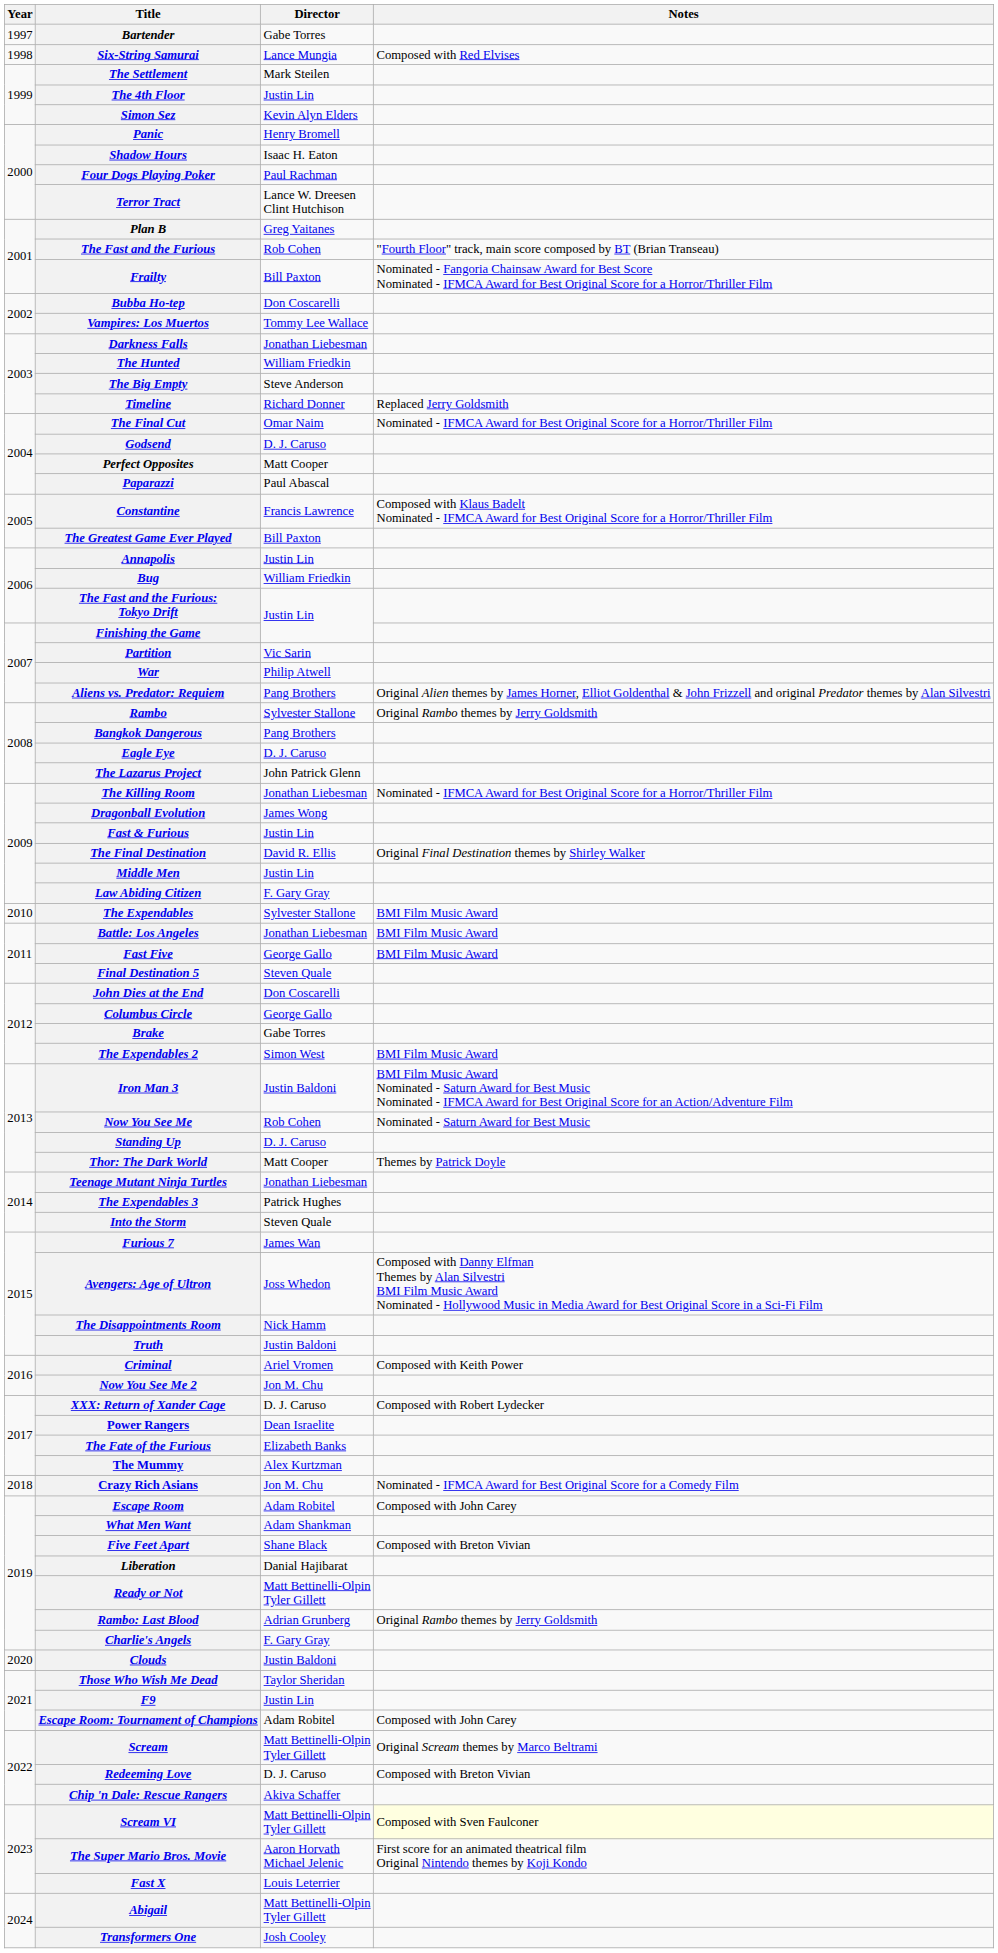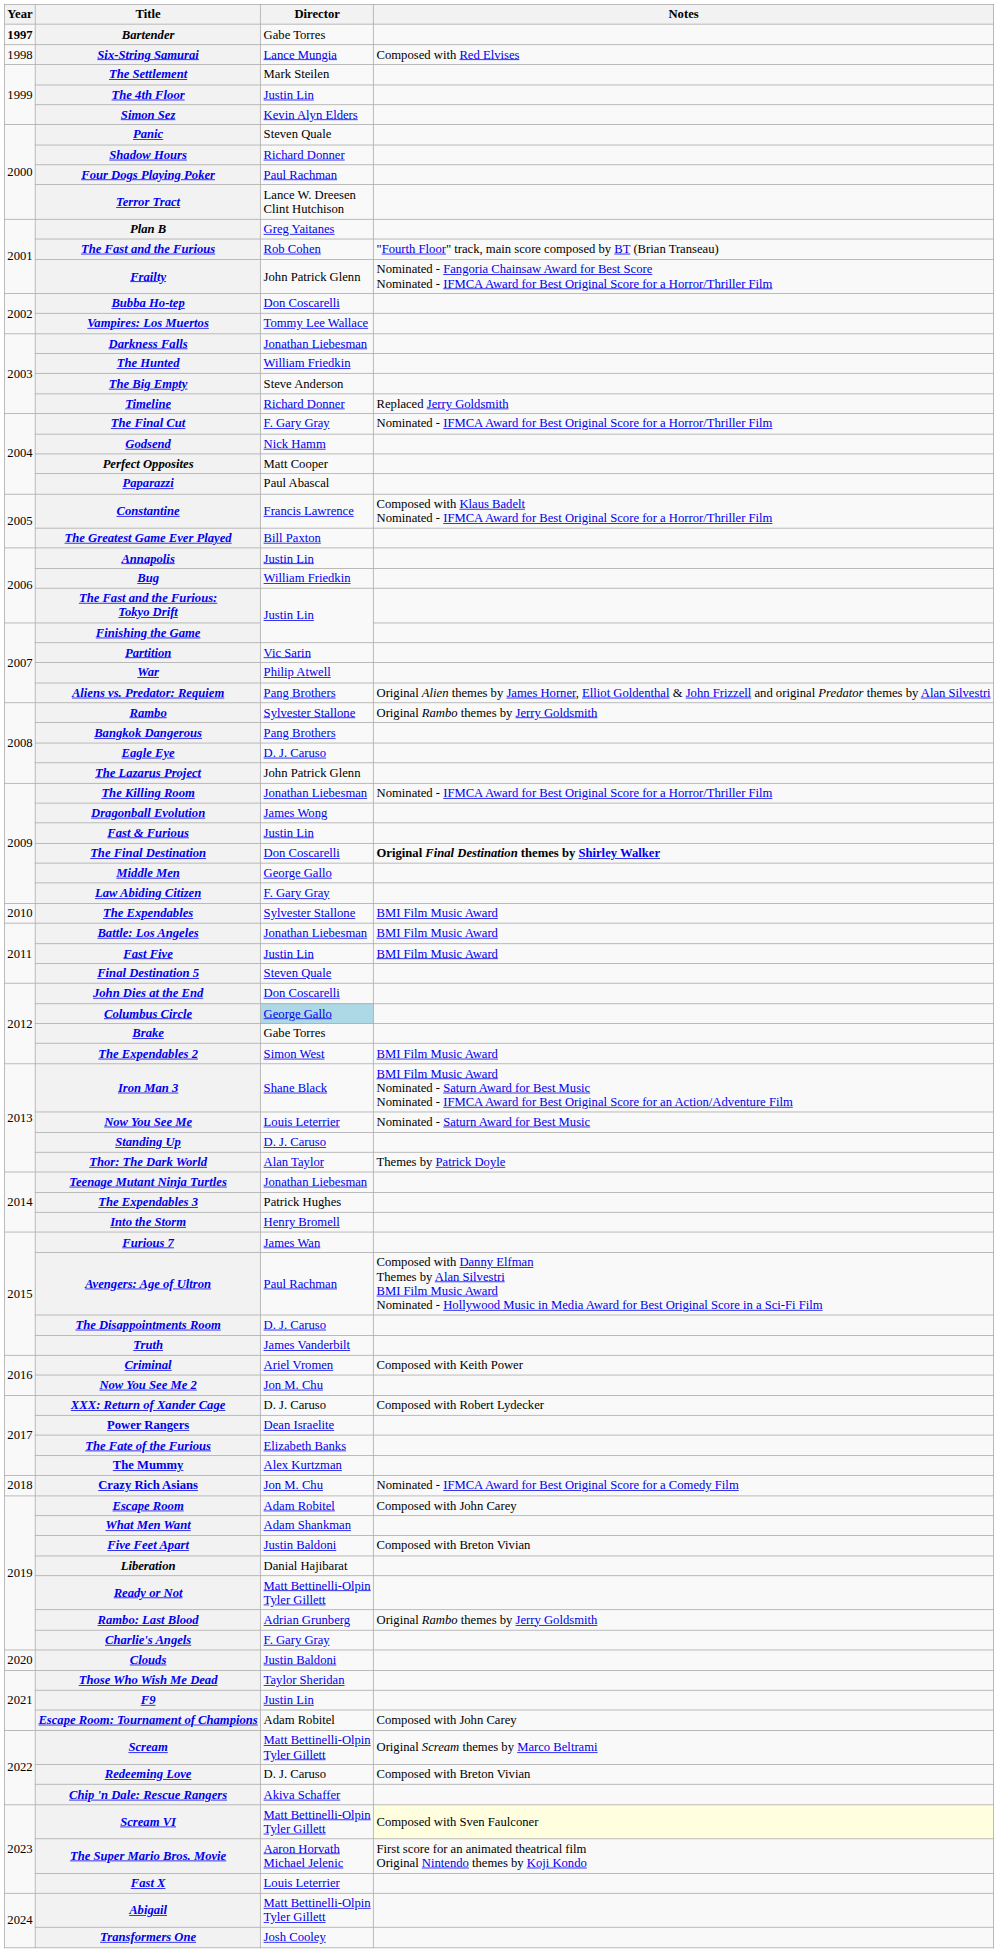(20, 34) normal -> (20, 34) bold
(302, 134) Henry Bromell -> (297, 134) Steven Quale
(301, 154) Isaac H. Eaton -> (304, 154) Richard Donner
(292, 276) Bill Paxton -> (312, 276) John Patrick Glenn
(294, 423) Omar Naim -> (297, 423) F. Gary Gray
(295, 443) D. J. Caruso -> (295, 443) Nick Hamm
(300, 853) David R. Ellis -> (302, 853) Don Coscarelli
(511, 853) normal -> (518, 853) bold
(289, 873) Justin Lin -> (298, 873) George Gallo
(298, 953) George Gallo -> (289, 953) Justin Lin
(298, 1013) no background -> (298, 1013) lightblue background
(300, 1087) Justin Baldoni -> (295, 1087) Shane Black
(292, 1122) Rob Cohen -> (302, 1122) Louis Leterrier
(296, 1162) Matt Cooper -> (294, 1162) Alan Taylor
(297, 1222) Steven Quale -> (302, 1222) Henry Bromell
(297, 1283) Joss Whedon -> (300, 1283) Paul Rachman
(295, 1325) Nick Hamm -> (295, 1325) D. J. Caruso
(300, 1345) Justin Baldoni -> (307, 1345) James Vanderbilt
(295, 1545) Shane Black -> (300, 1545) Justin Baldoni
